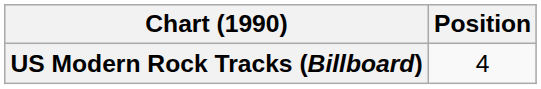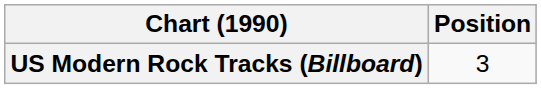(483, 63) 4 -> (483, 63) 3
